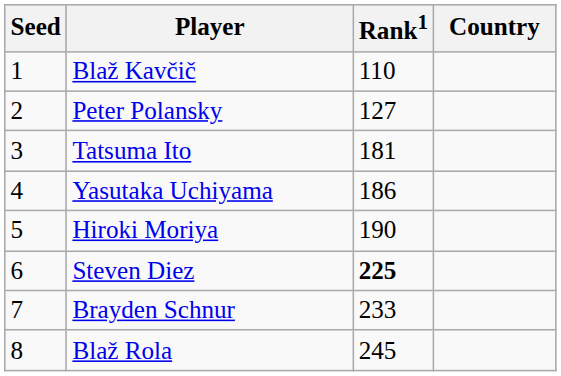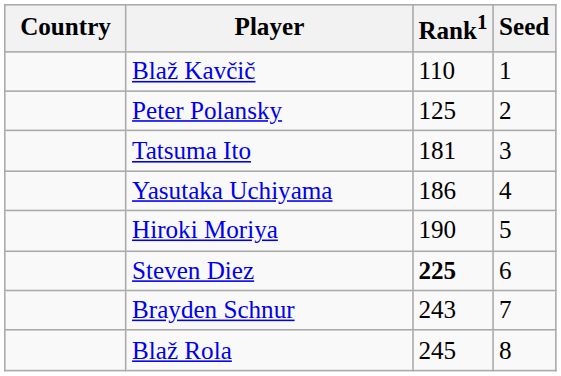columns swapped: (494, 27) <-> (36, 27)
(378, 110) 127 -> (437, 110) 125
(378, 310) 233 -> (437, 310) 243
